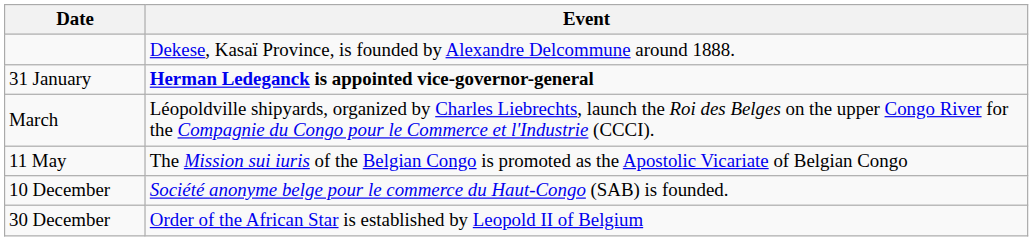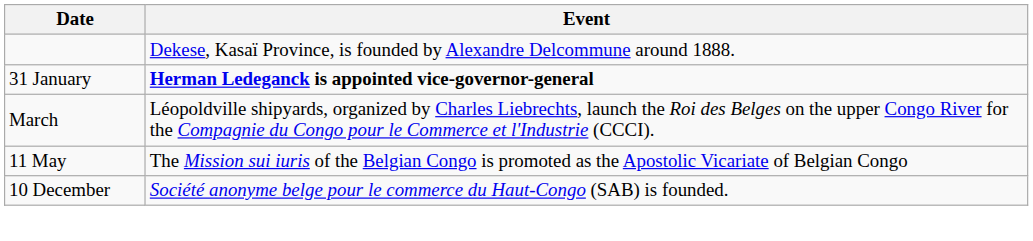- row: (60, 220)
